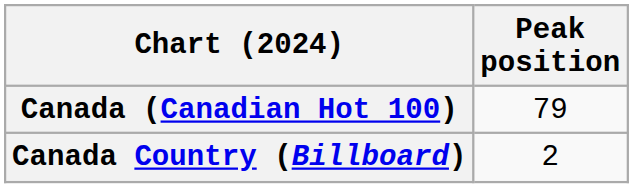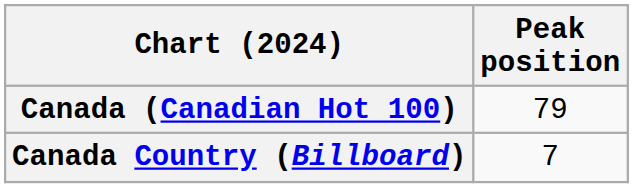(550, 157) 2 -> (550, 157) 7
